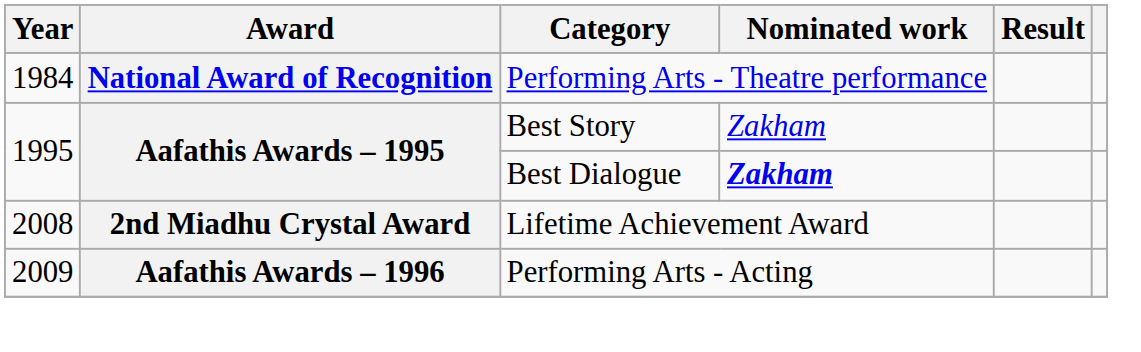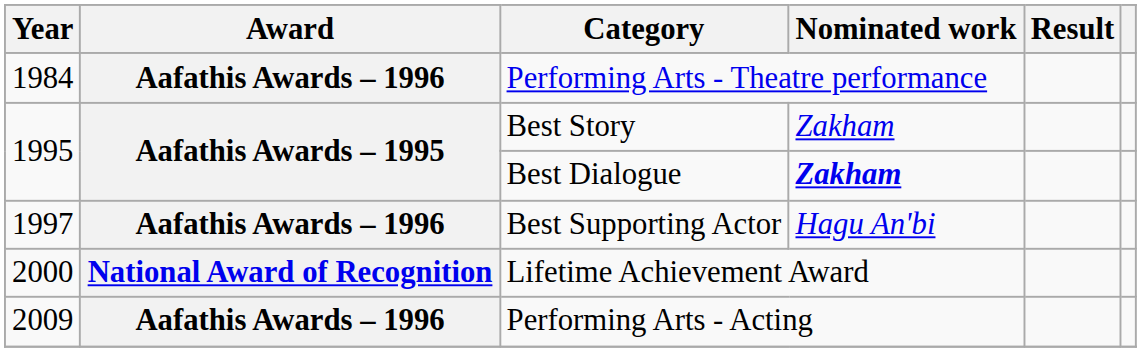(290, 77) National Award of Recognition -> (290, 77) Aafathis Awards – 1996
+ row: (644, 223)
(43, 223) 2008 -> (43, 272) 2000
(290, 223) 2nd Miadhu Crystal Award -> (290, 272) National Award of Recognition
